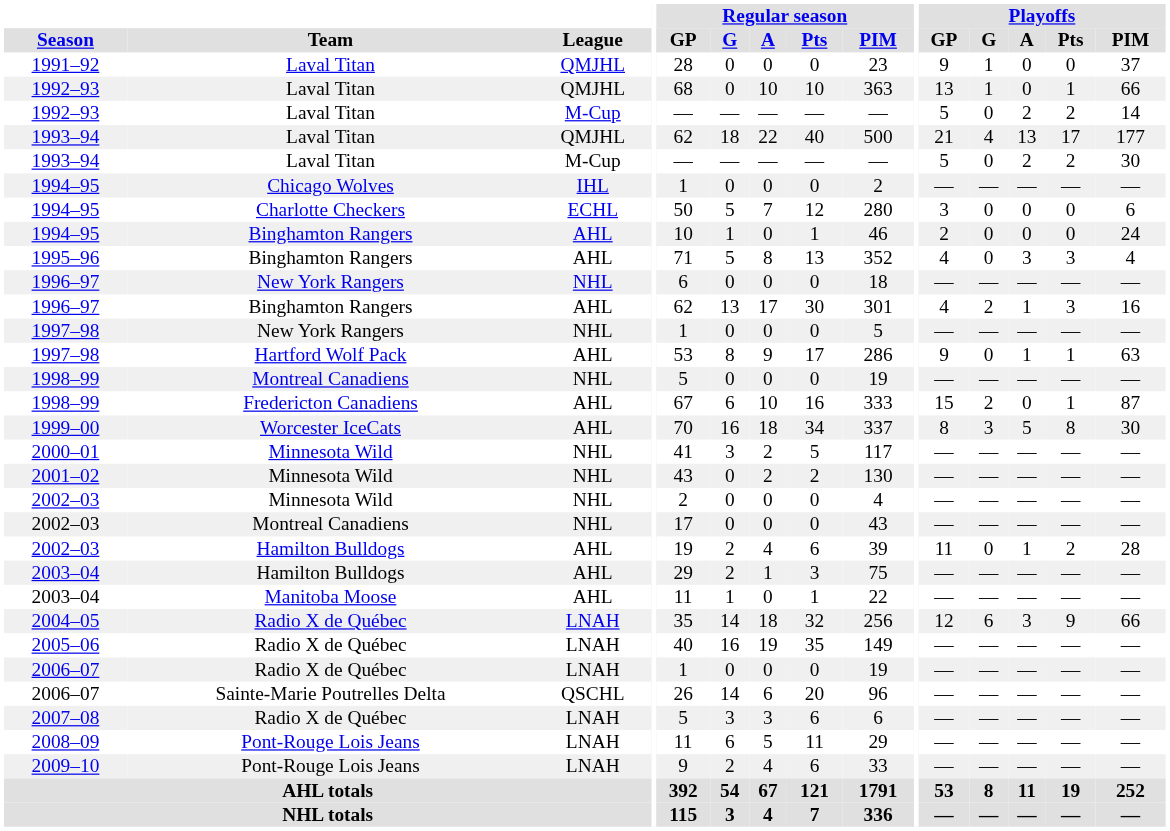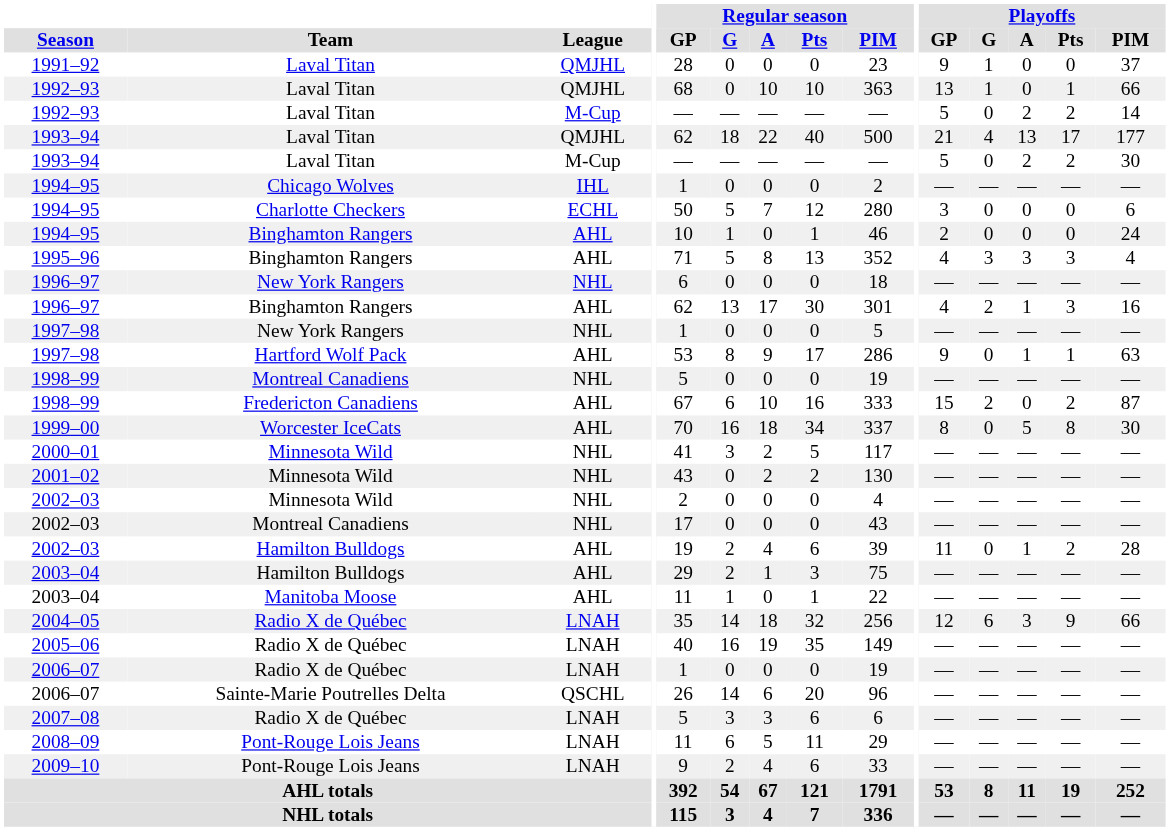(989, 257) 0 -> (989, 257) 3
(1071, 403) 1 -> (1071, 403) 2
(989, 427) 3 -> (989, 427) 0
